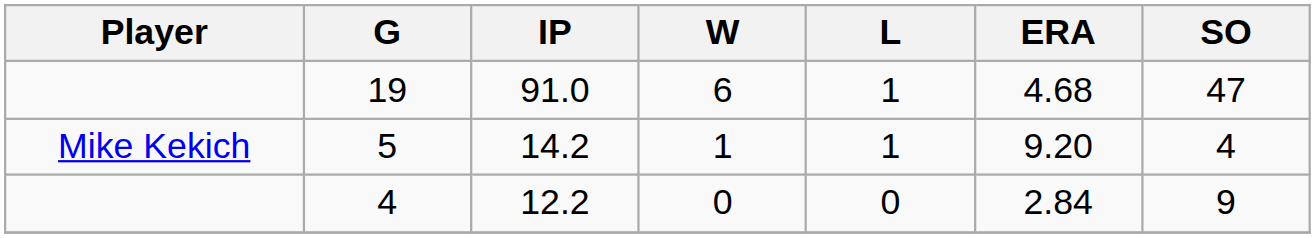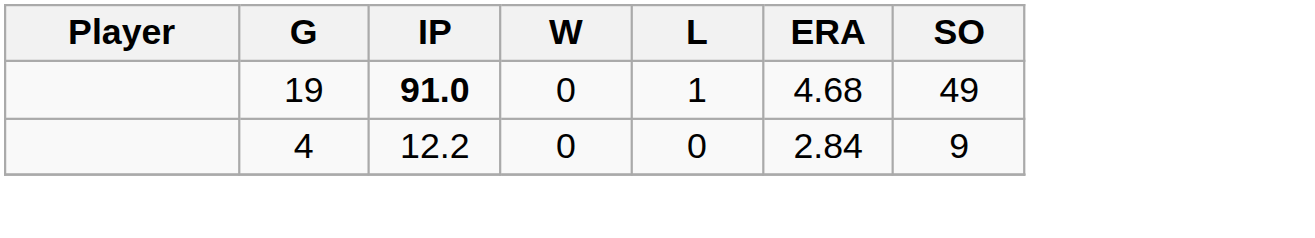(555, 89) normal -> (435, 89) bold
(723, 89) 6 -> (566, 89) 0
(1226, 89) 47 -> (959, 89) 49
- row: (387, 145)
